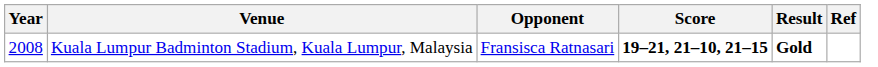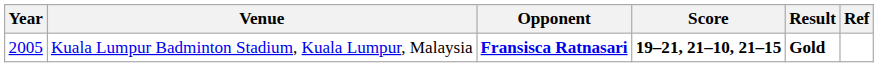(26, 47) 2008 -> (26, 47) 2005
(547, 47) normal -> (554, 47) bold
